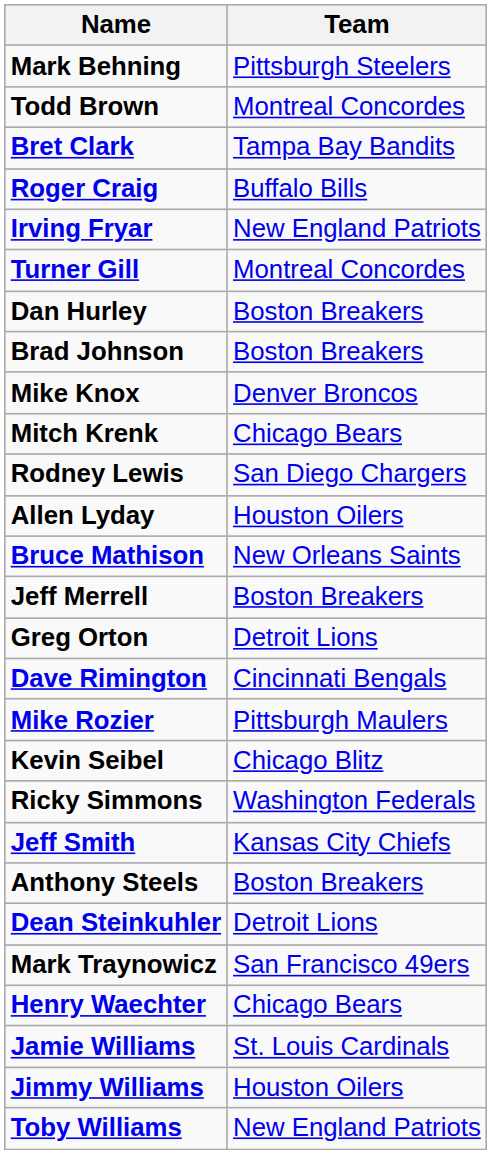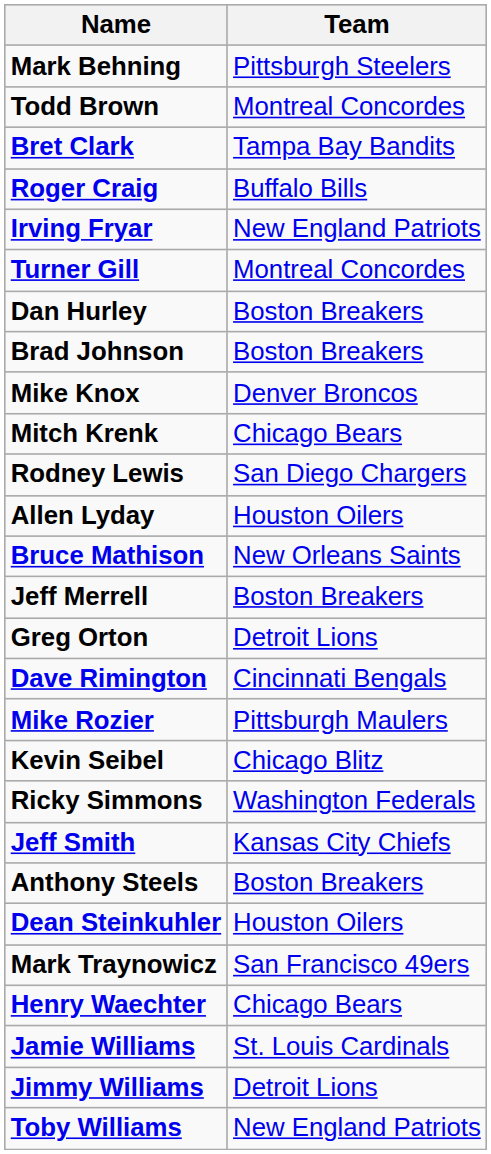(305, 923) Detroit Lions -> (318, 923) Houston Oilers
(318, 1087) Houston Oilers -> (305, 1087) Detroit Lions
